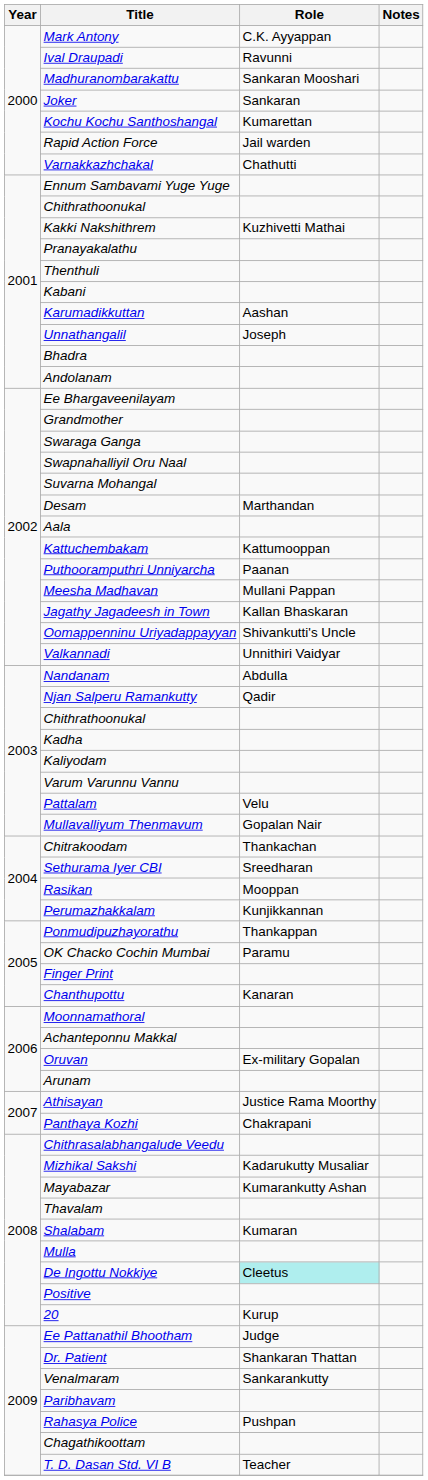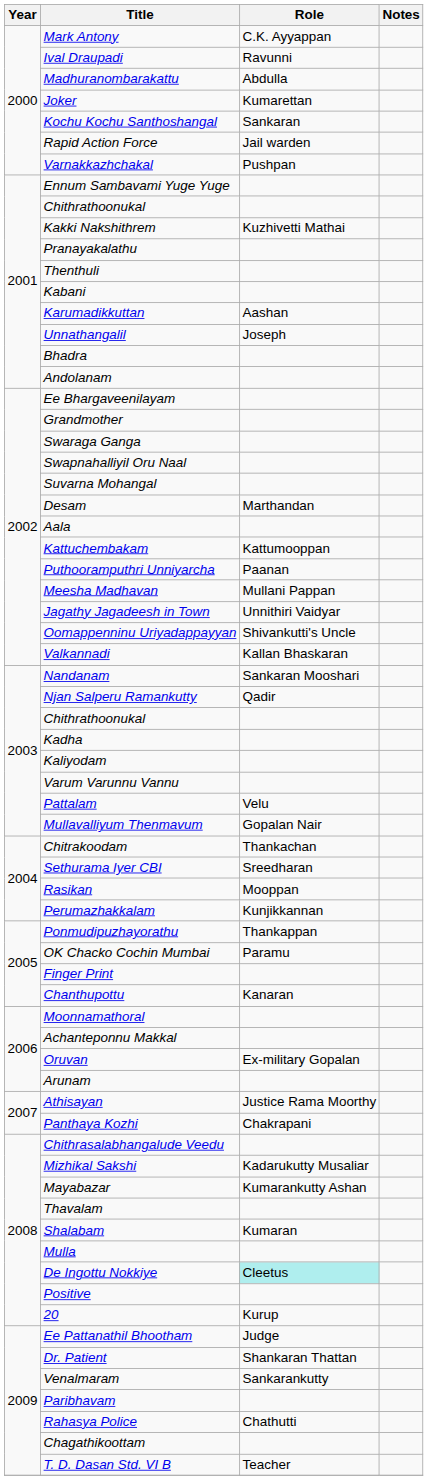(301, 79) Sankaran Mooshari -> (265, 79) Abdulla
(271, 100) Sankaran -> (277, 100) Kumarettan
(277, 121) Kumarettan -> (271, 121) Sankaran
(269, 164) Chathutti -> (269, 164) Pushpan
(295, 611) Kallan Bhaskaran -> (291, 611) Unnithiri Vaidyar
(291, 654) Unnithiri Vaidyar -> (295, 654) Kallan Bhaskaran
(265, 675) Abdulla -> (301, 675) Sankaran Mooshari
(269, 1421) Pushpan -> (269, 1421) Chathutti
